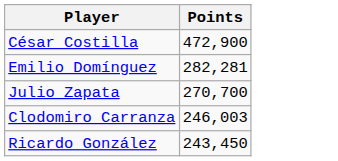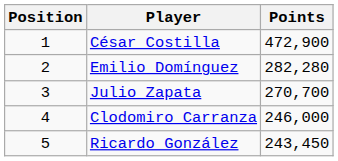+ column: (45, 17)
(215, 68) 282,281 -> (297, 68) 282,280
(215, 118) 246,003 -> (297, 118) 246,000
